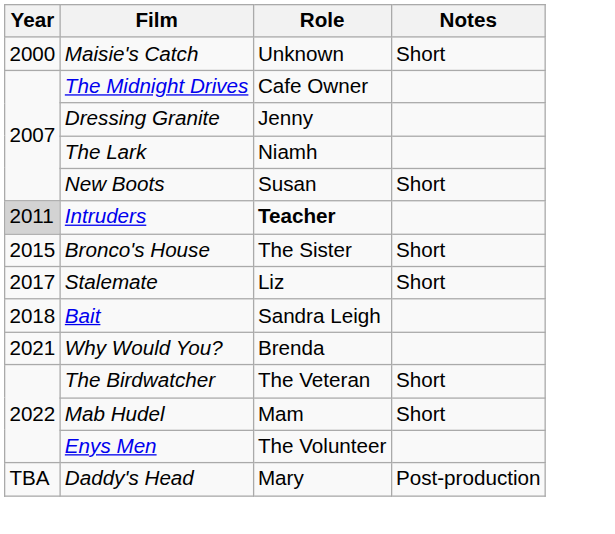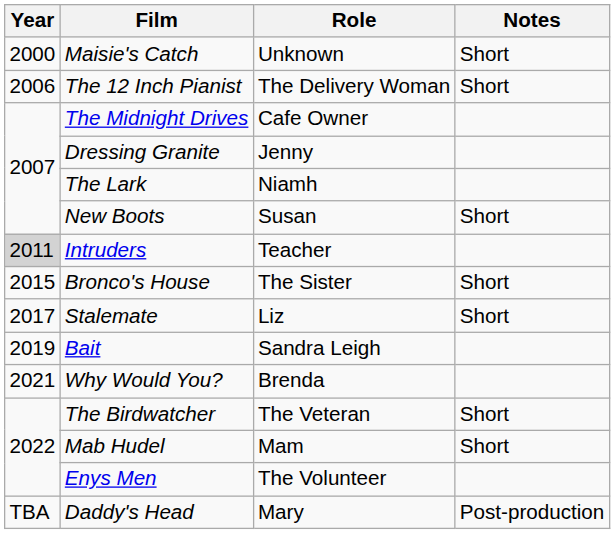+ row: (153, 86)
(297, 217) bold -> (295, 250) normal
(32, 315) 2018 -> (32, 348) 2019
